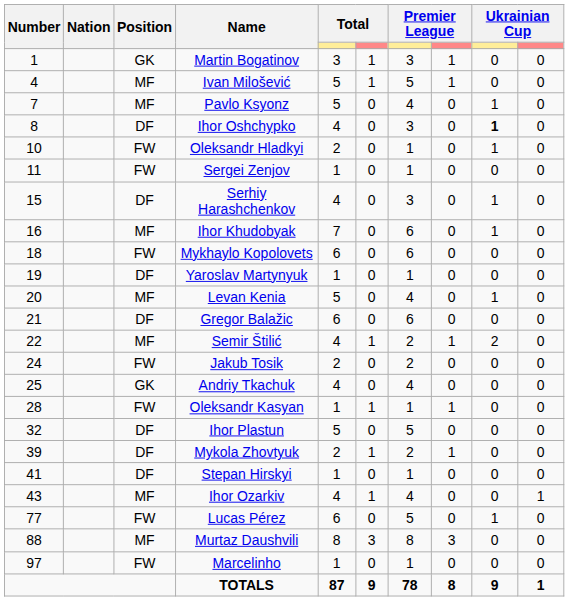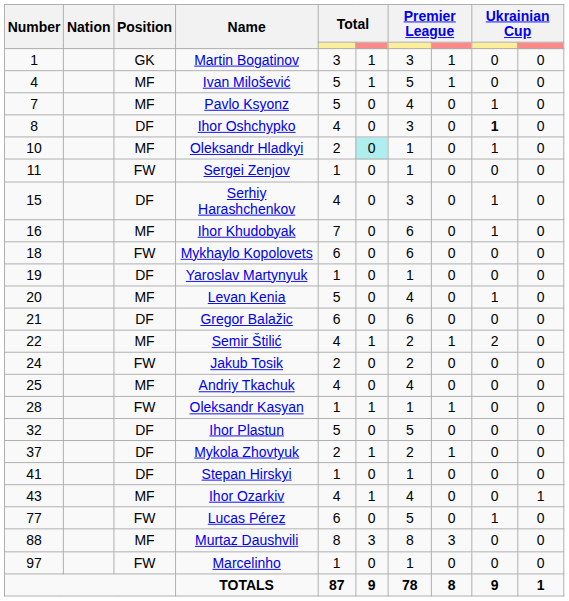(145, 149) FW -> (145, 149) MF
(372, 149) no background -> (372, 149) paleturquoise background
(145, 386) GK -> (145, 386) MF
(34, 452) 39 -> (34, 452) 37
